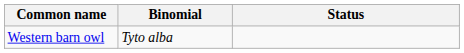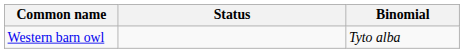columns swapped: (175, 15) <-> (346, 15)
